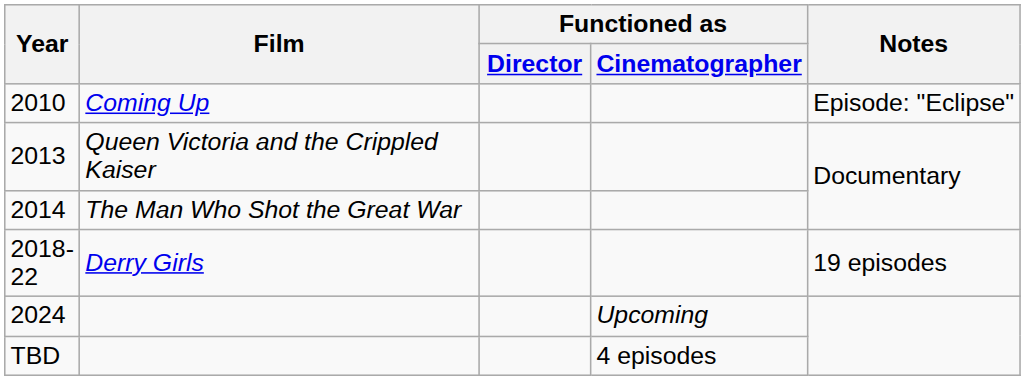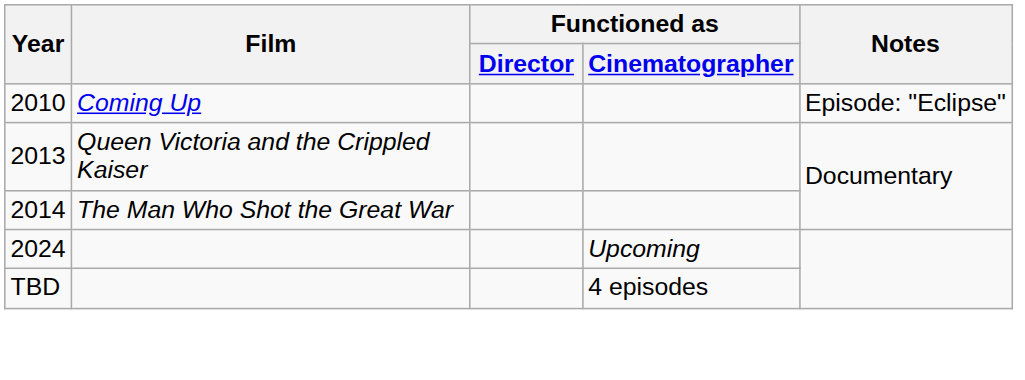- row: (42, 262)
